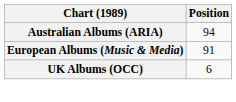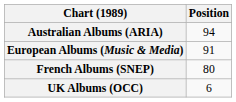+ row: (95, 69)
